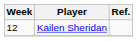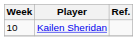(12, 28) 12 -> (12, 28) 10
